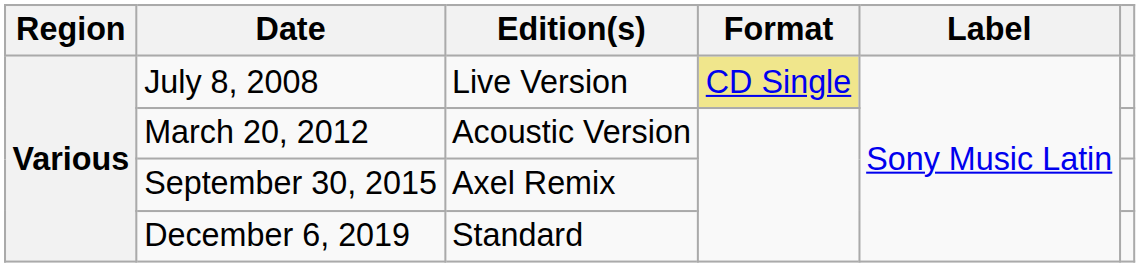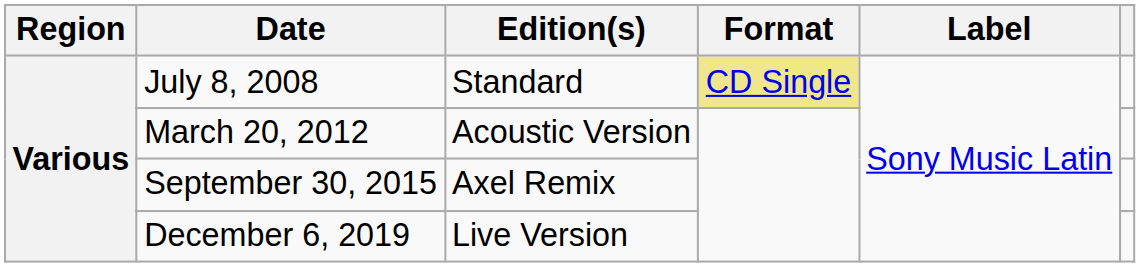(540, 81) Live Version -> (518, 81) Standard
(518, 235) Standard -> (540, 235) Live Version
